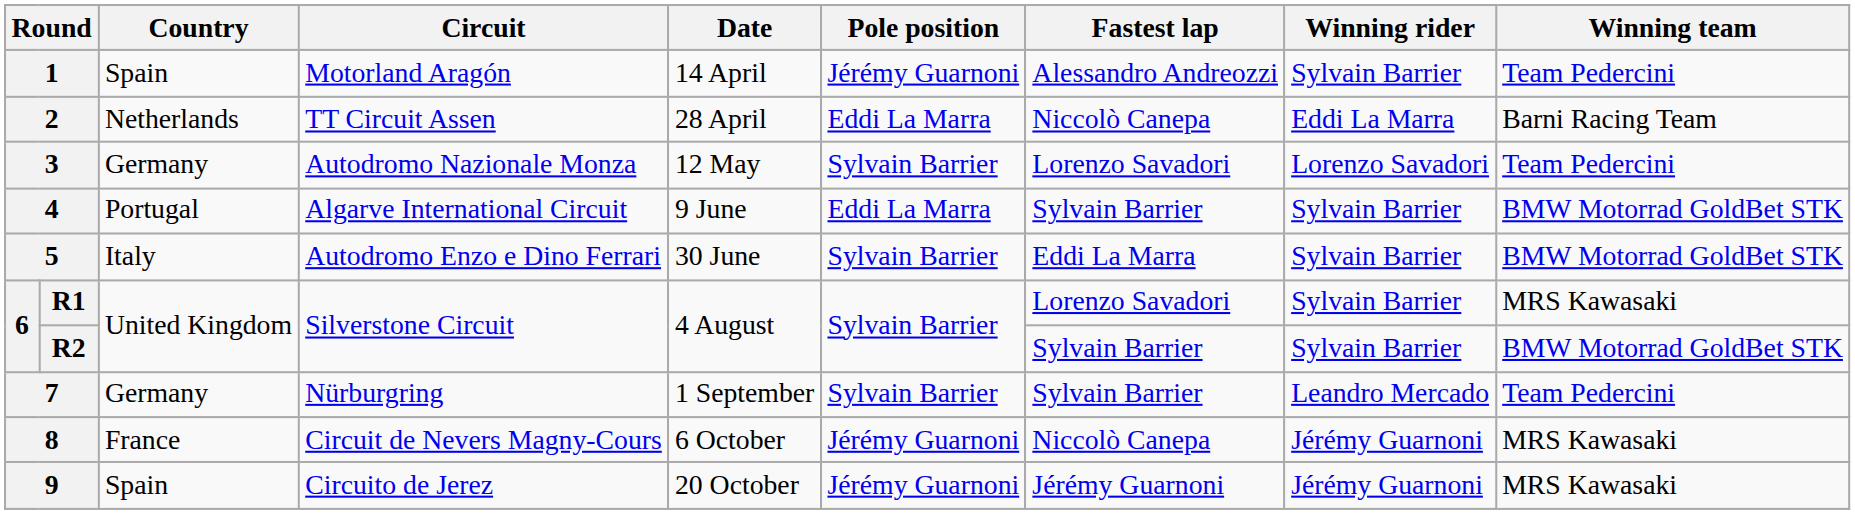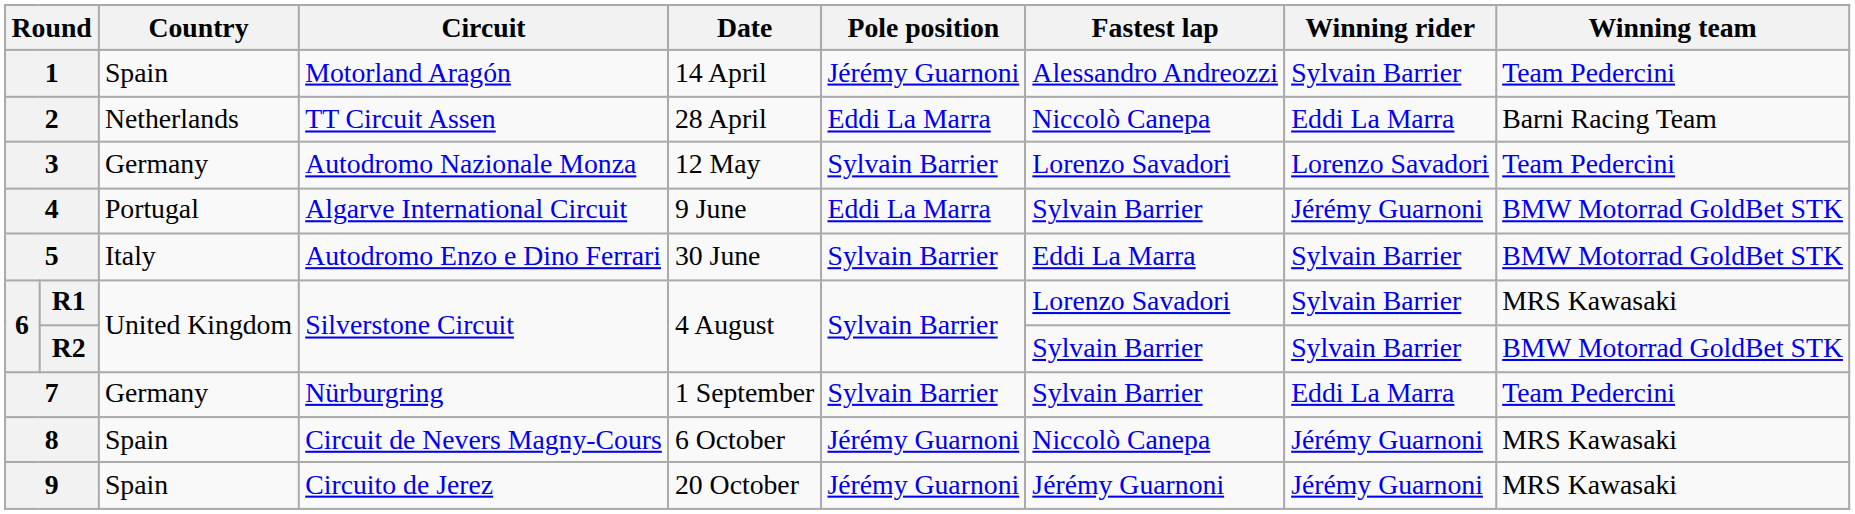(1376, 210) Sylvain Barrier -> (1387, 210) Jérémy Guarnoni
(1390, 393) Leandro Mercado -> (1373, 393) Eddi La Marra
(143, 438) France -> (136, 438) Spain
